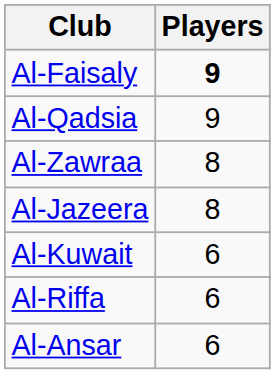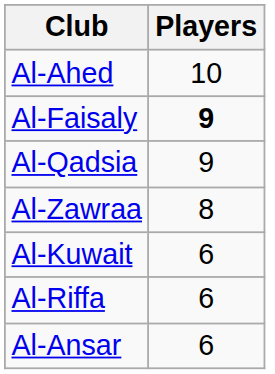+ row: (62, 72)
- row: (80, 208)
